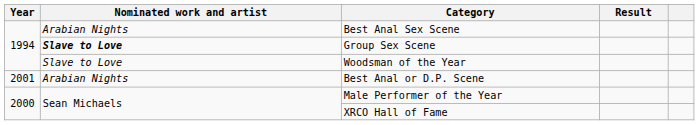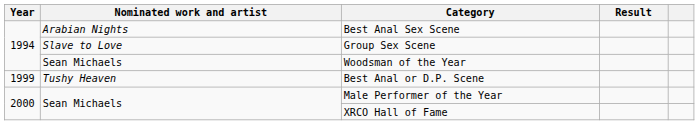(83, 46) bold -> (83, 46) normal
(83, 62) Slave to Love -> (83, 62) Sean Michaels
(22, 79) 2001 -> (22, 79) 1999
(86, 79) Arabian Nights -> (79, 79) Tushy Heaven
